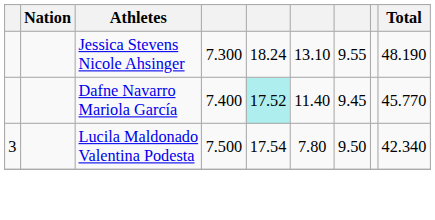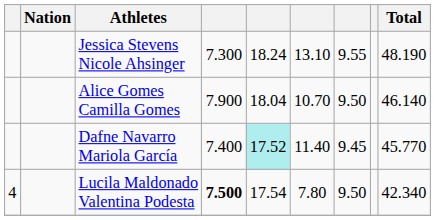+ row: (129, 100)
(12, 146) 3 -> (12, 192) 4
(224, 146) normal -> (224, 192) bold
